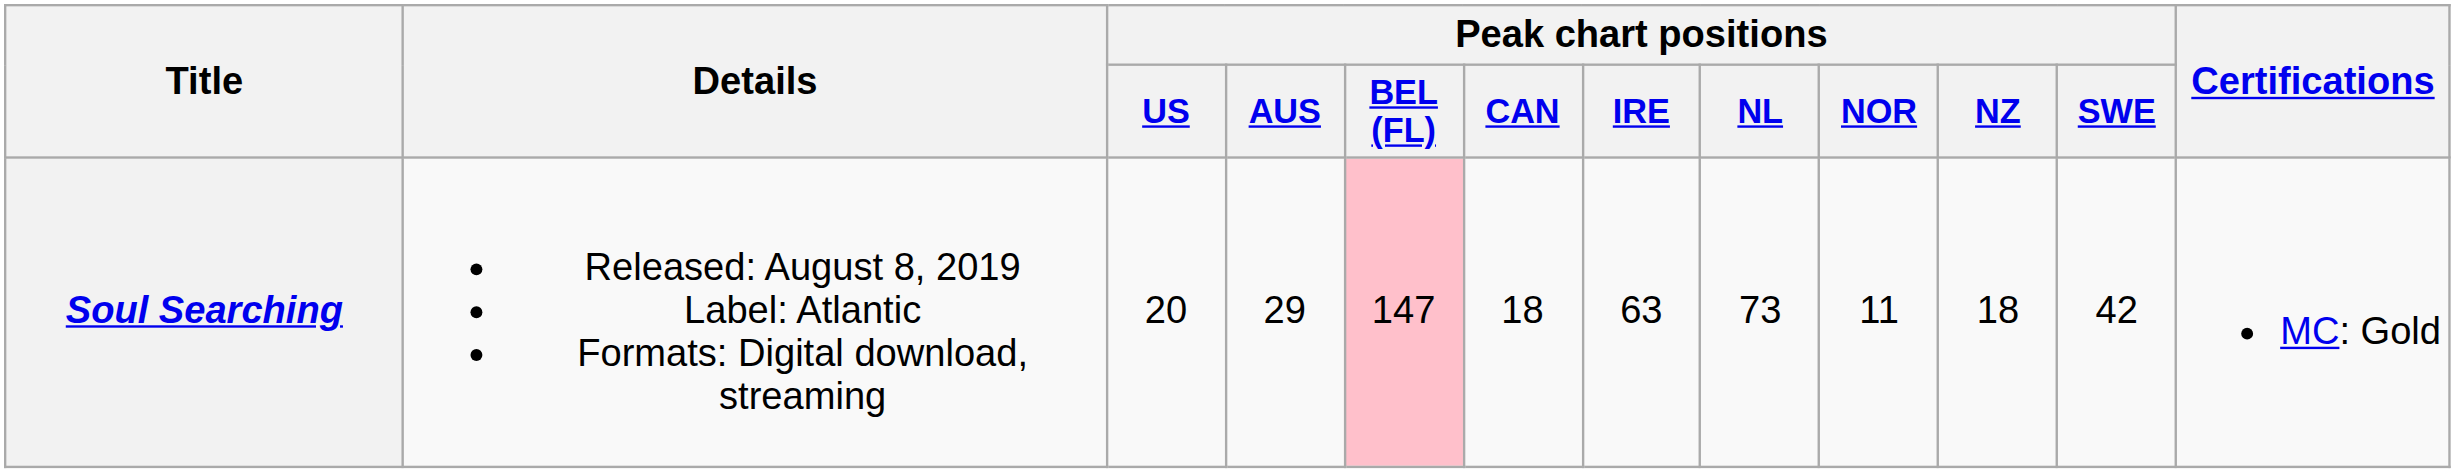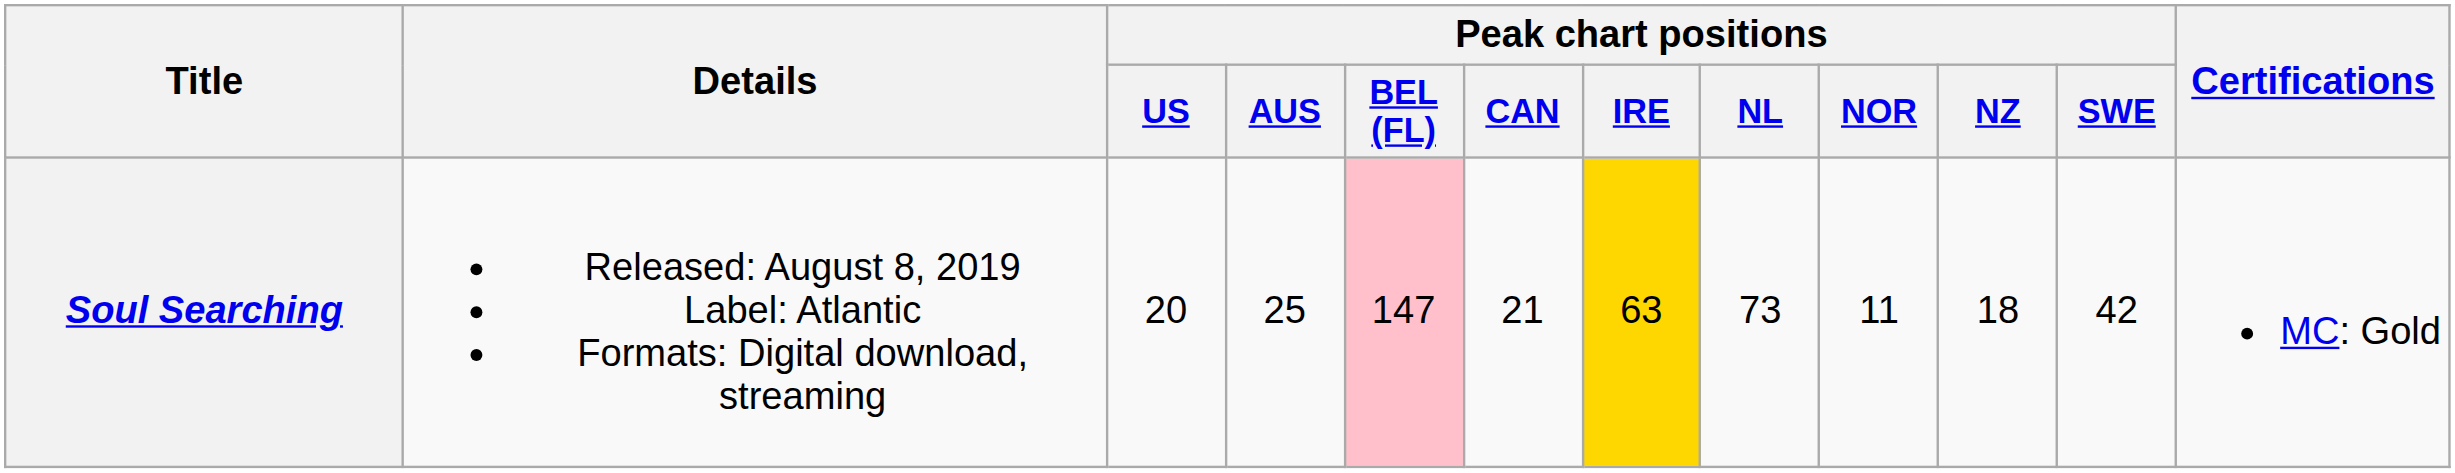(1285, 311) 29 -> (1285, 311) 25
(1522, 311) 18 -> (1522, 311) 21
(1641, 311) no background -> (1641, 311) gold background
